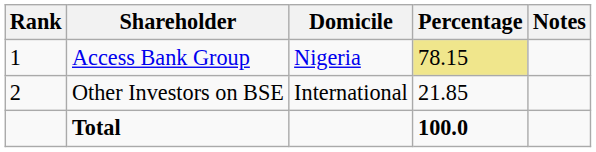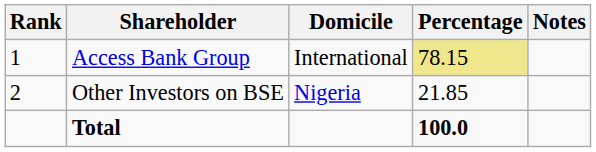(327, 57) Nigeria -> (351, 57) International
(351, 92) International -> (327, 92) Nigeria
